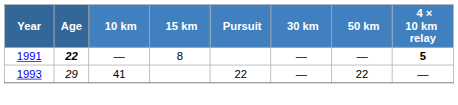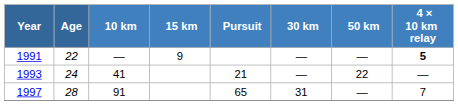(71, 56) bold -> (71, 56) normal
(180, 56) 8 -> (180, 56) 9
(71, 74) 29 -> (71, 74) 24
(241, 74) 22 -> (241, 74) 21
+ row: (29, 92)
